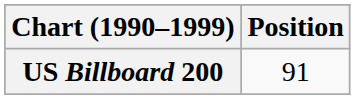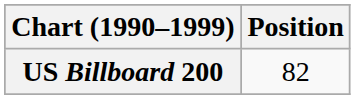(296, 71) 91 -> (296, 71) 82
